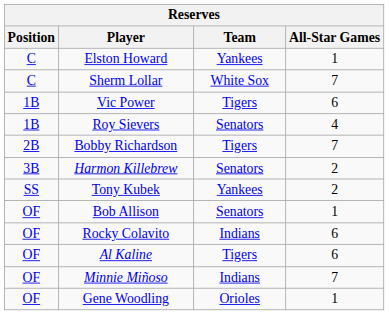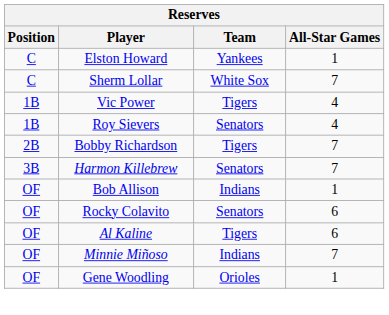(335, 102) 6 -> (335, 102) 4
(335, 168) 2 -> (335, 168) 7
- row: (126, 189)
(240, 211) Senators -> (240, 189) Indians
(240, 233) Indians -> (240, 211) Senators
